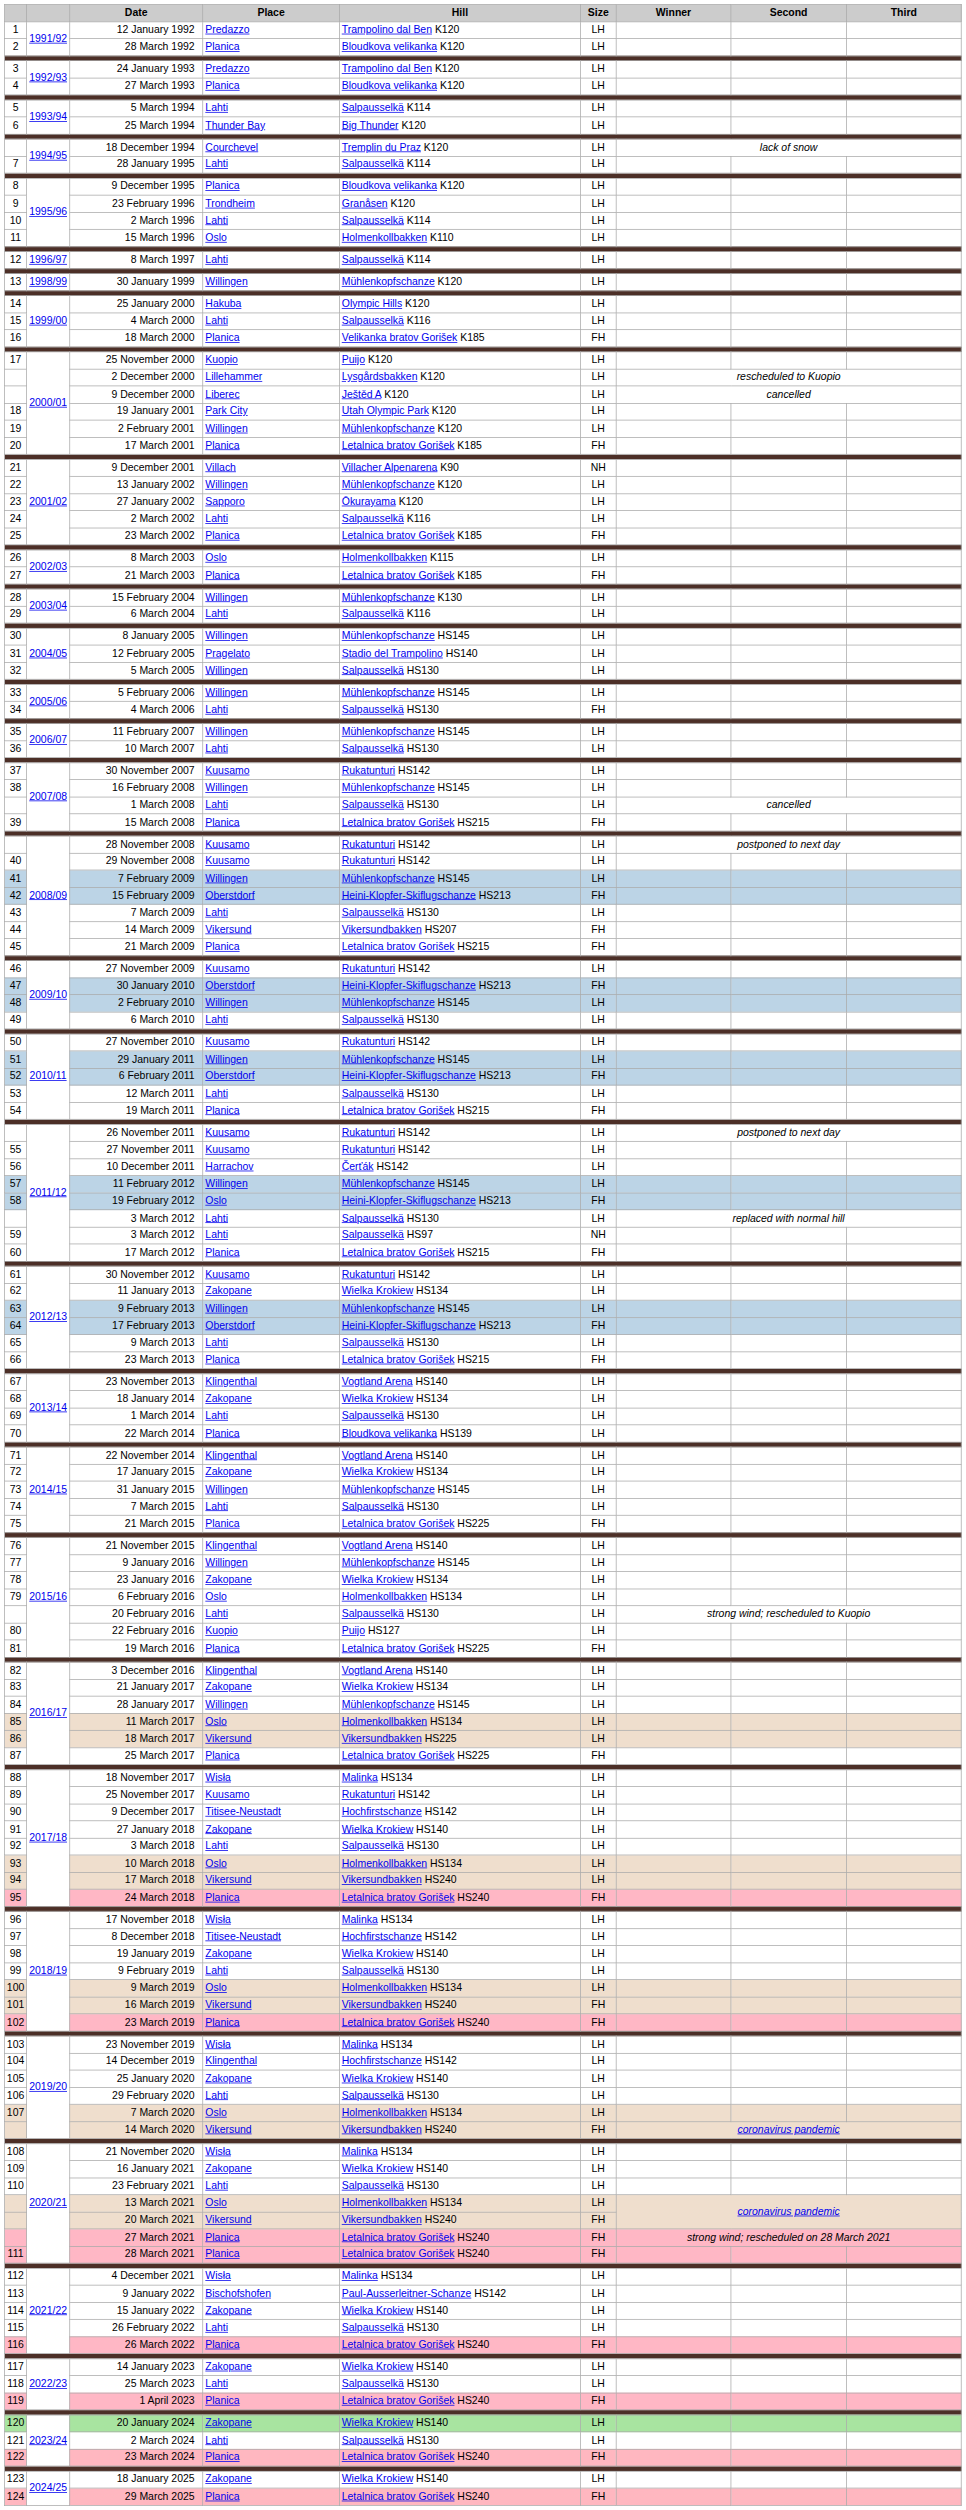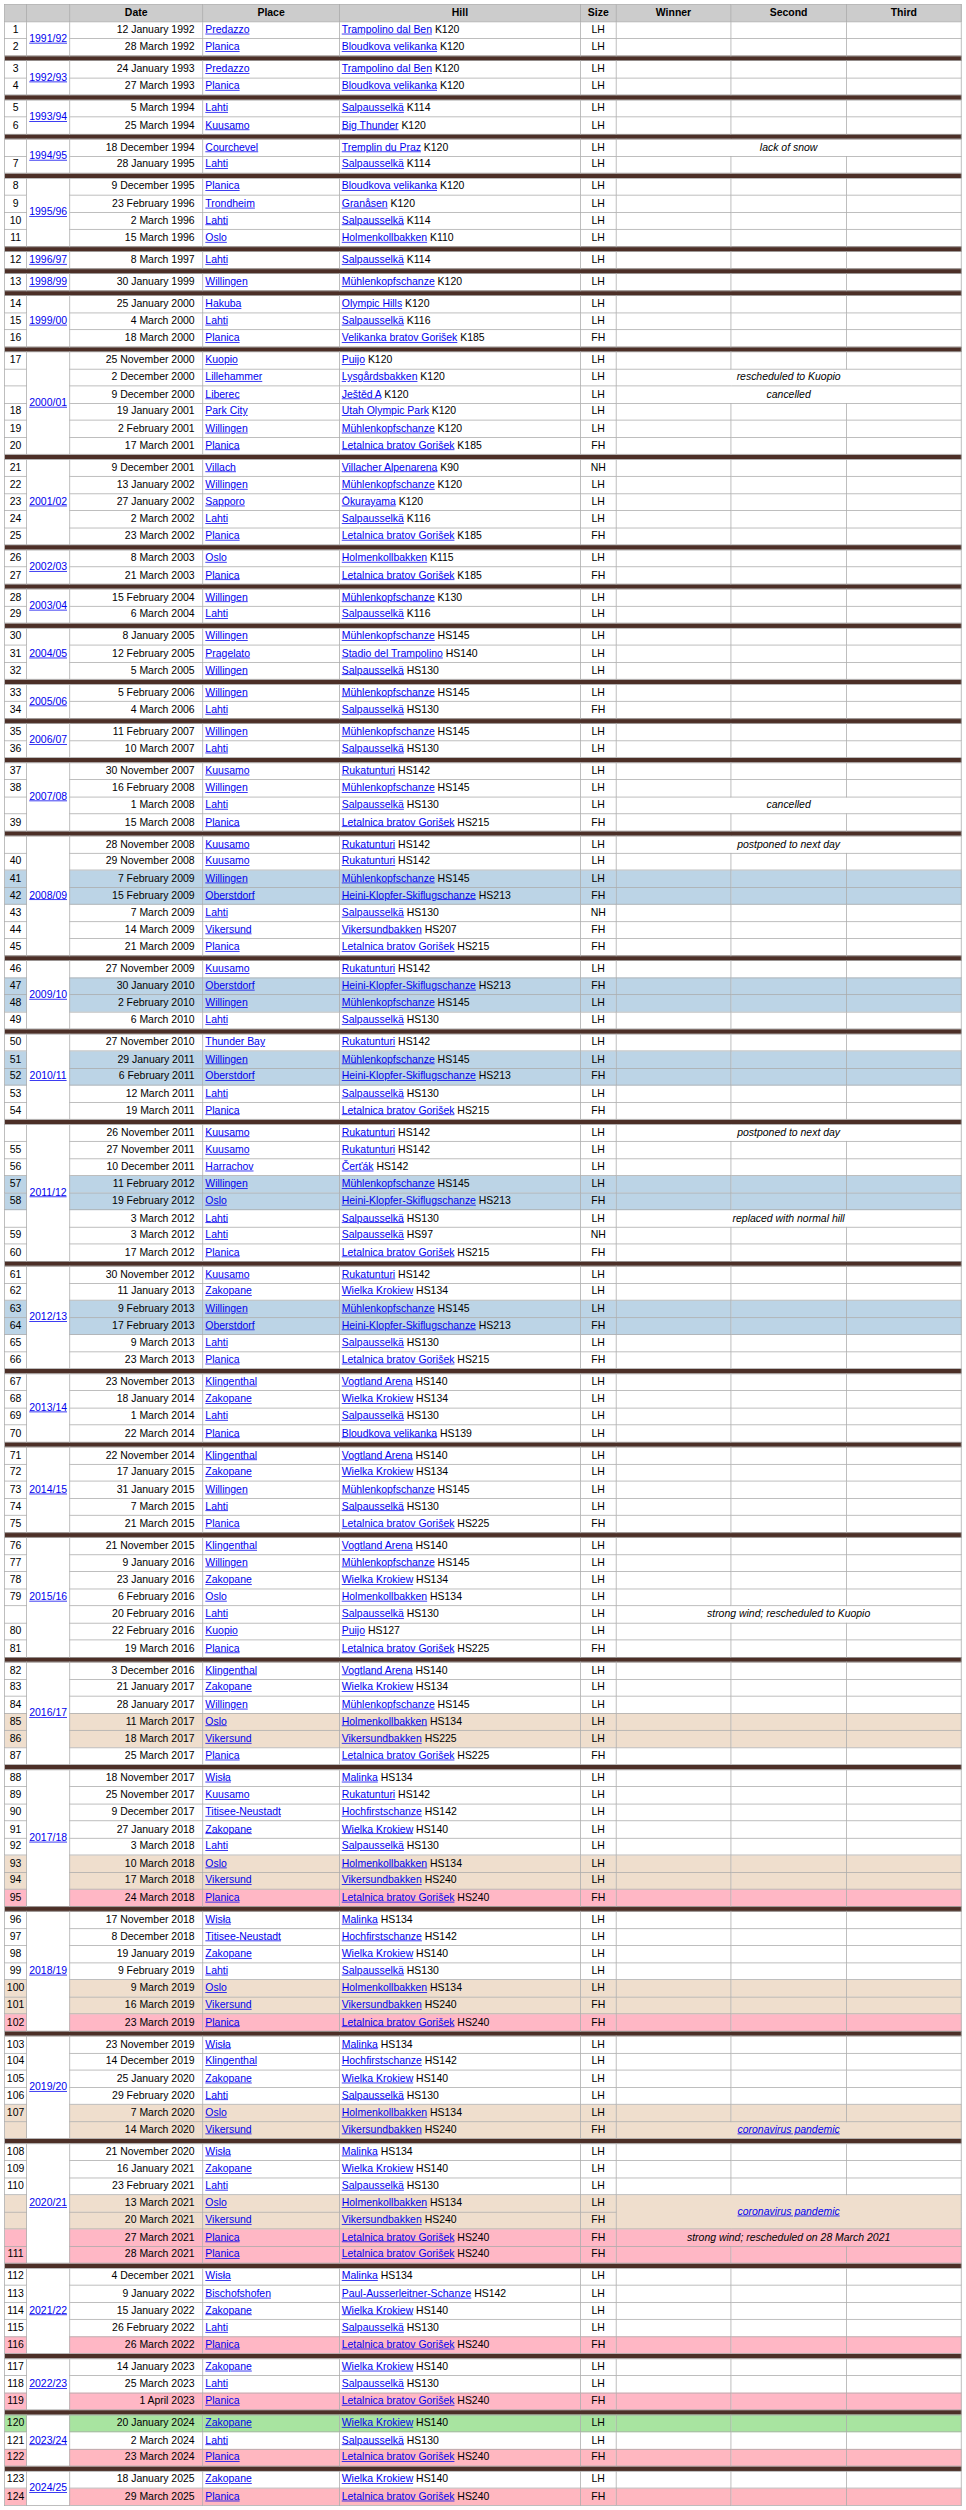(235, 125) Thunder Bay -> (227, 125) Kuusamo
(598, 912) LH -> (598, 912) NH
(227, 1042) Kuusamo -> (235, 1042) Thunder Bay
